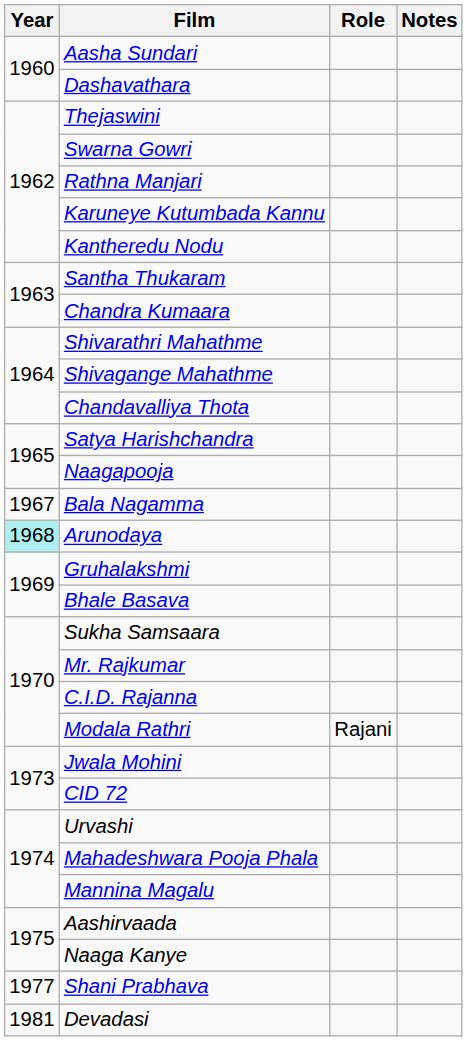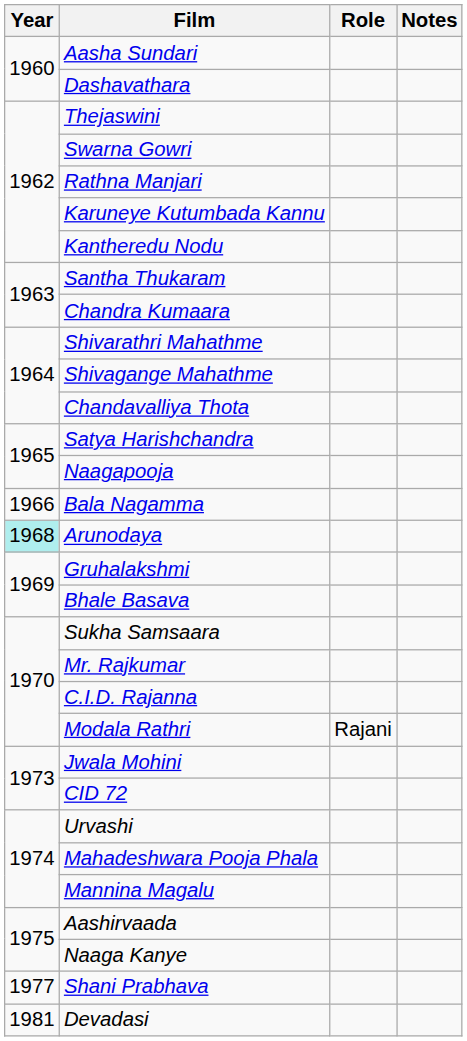(32, 504) 1967 -> (32, 504) 1966
